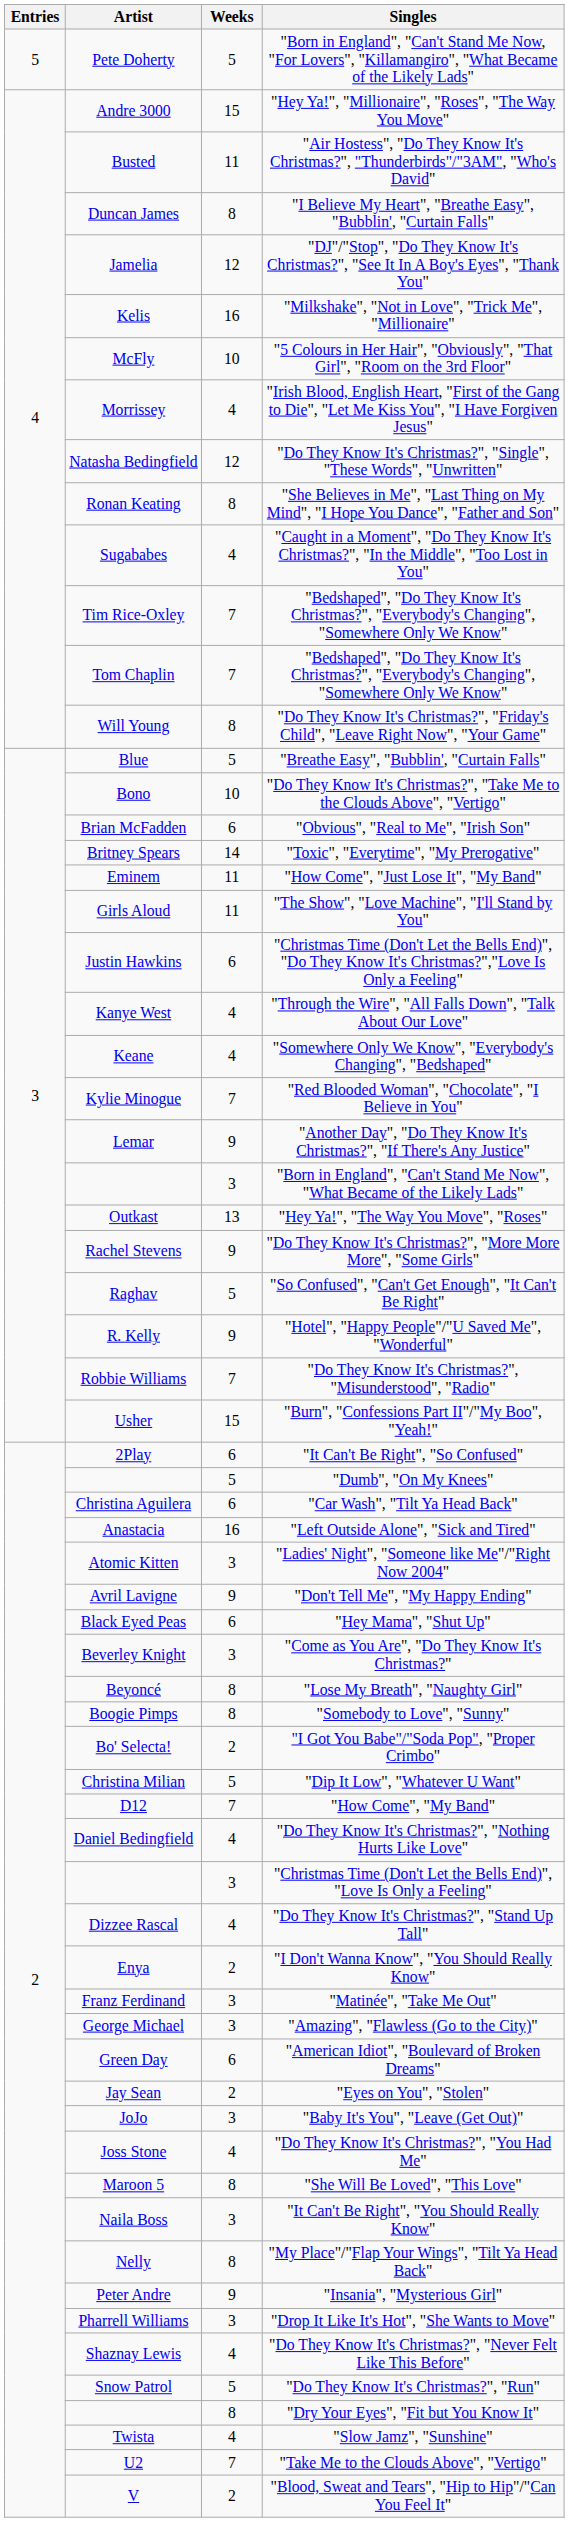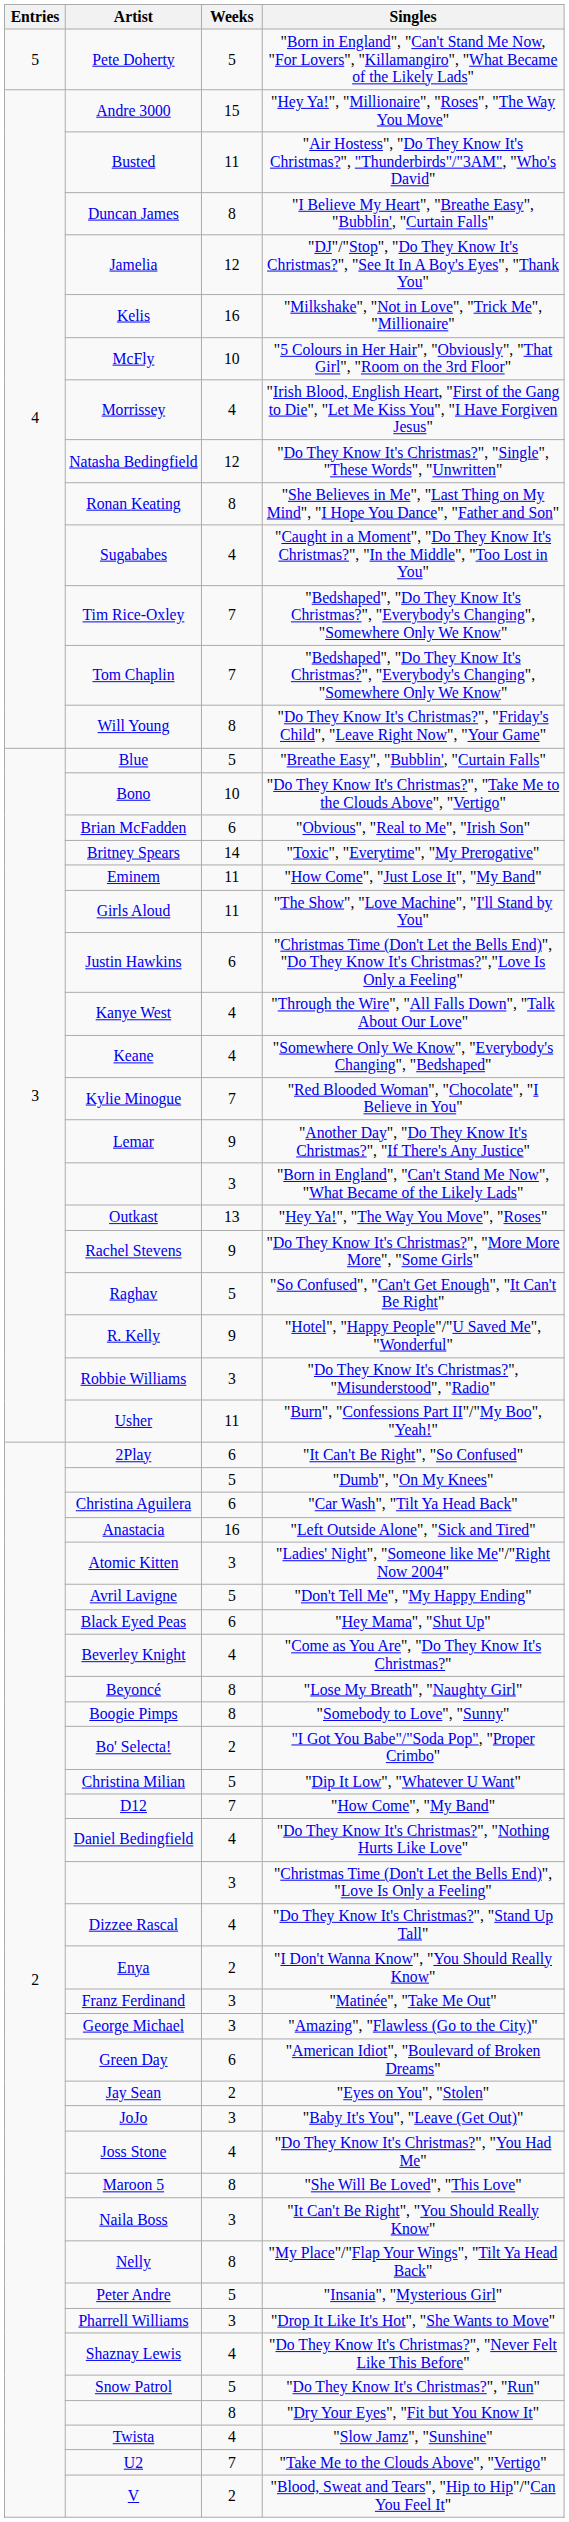(232, 1378) 7 -> (232, 1378) 3
(232, 1421) 15 -> (232, 1421) 11
(232, 1596) 9 -> (232, 1596) 5
(232, 1655) 3 -> (232, 1655) 4
(232, 2295) 9 -> (232, 2295) 5
